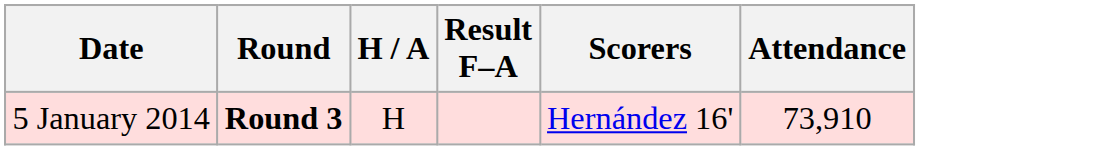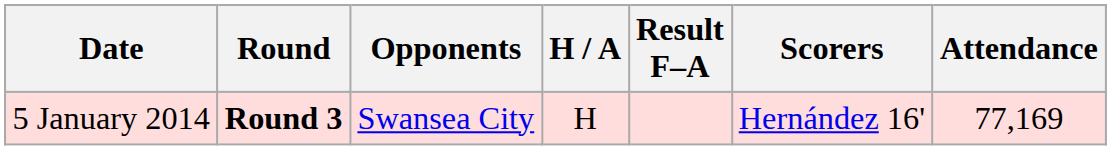+ column: (446, 48)
(827, 117) 73,910 -> (1019, 117) 77,169
